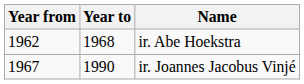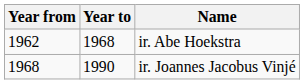(24, 66) 1967 -> (24, 66) 1968
